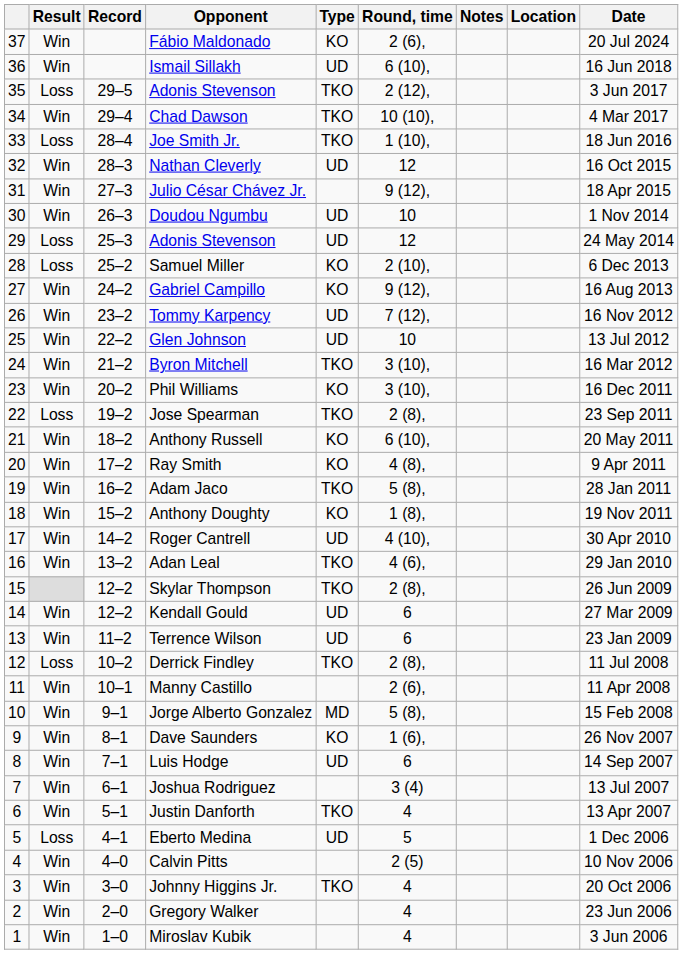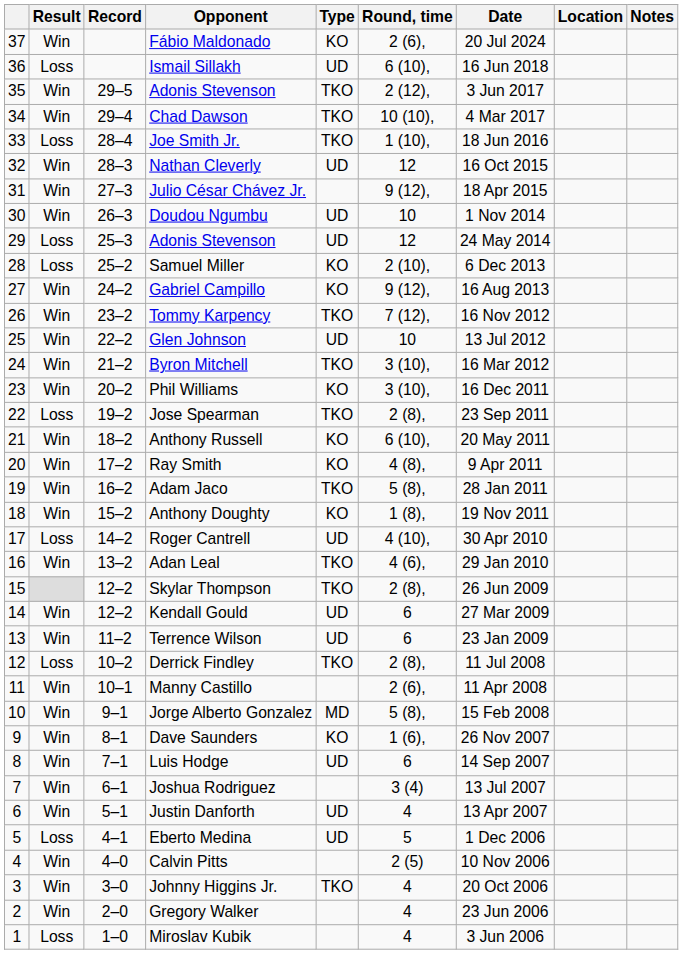columns swapped: (629, 16) <-> (482, 16)
(57, 66) Win -> (57, 66) Loss
(57, 91) Loss -> (57, 91) Win
(337, 315) UD -> (337, 315) TKO
(57, 539) Win -> (57, 539) Loss
(337, 812) TKO -> (337, 812) UD
(57, 937) Win -> (57, 937) Loss
